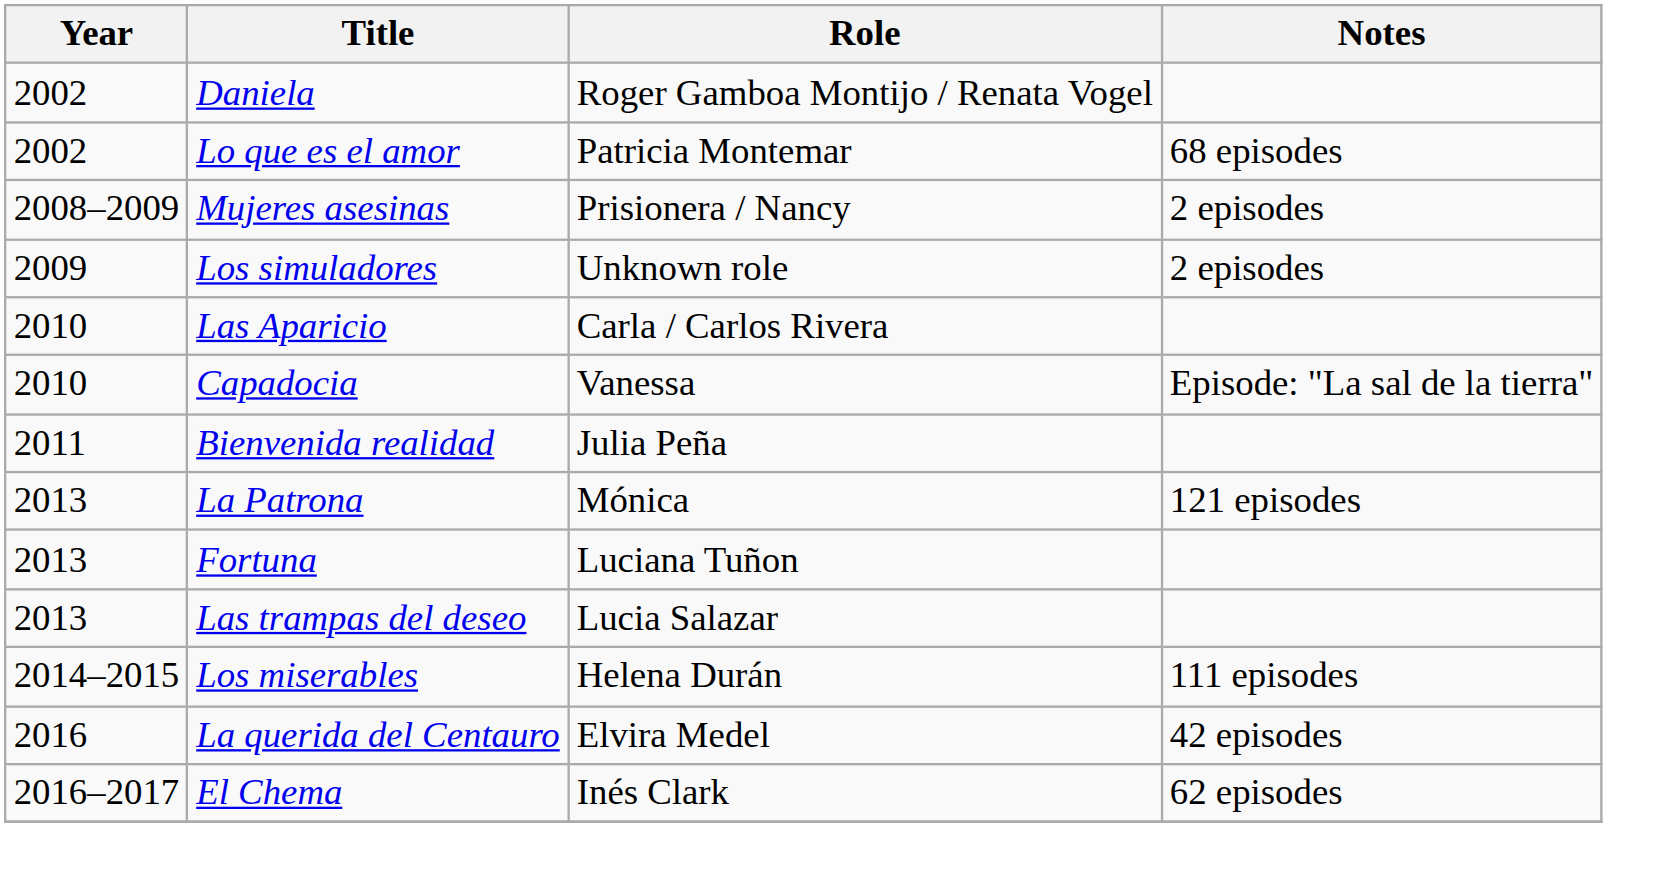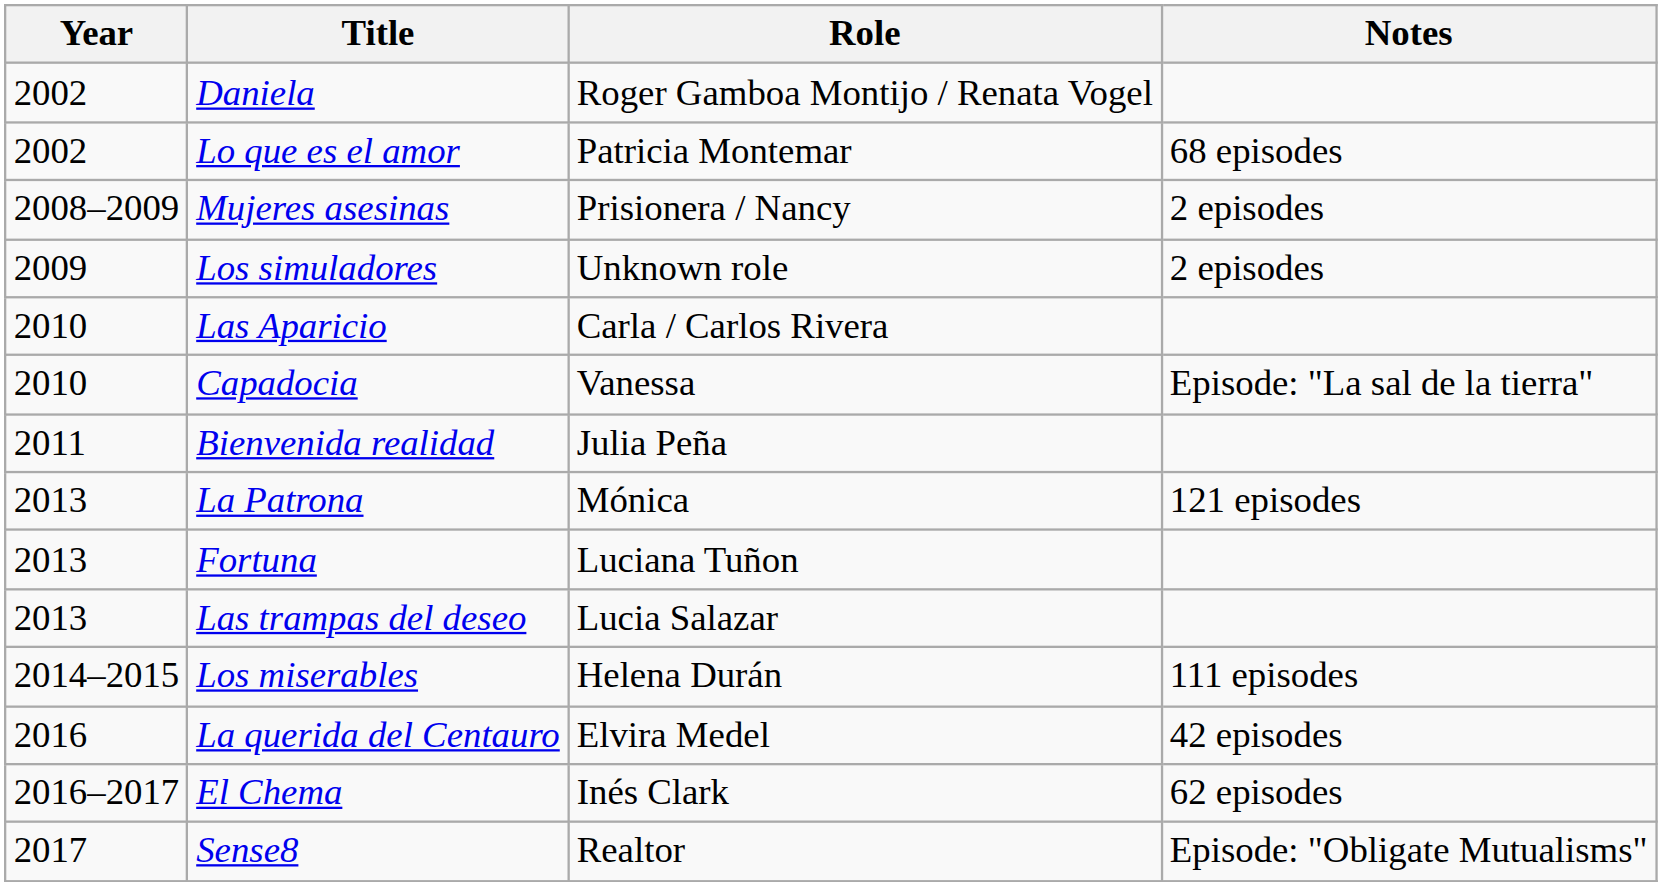+ row: (247, 850)
